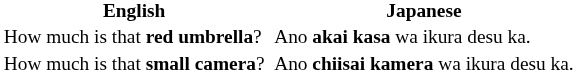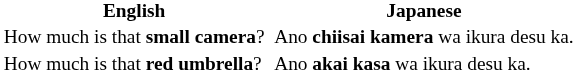rows swapped: (133, 37) <-> (134, 63)
